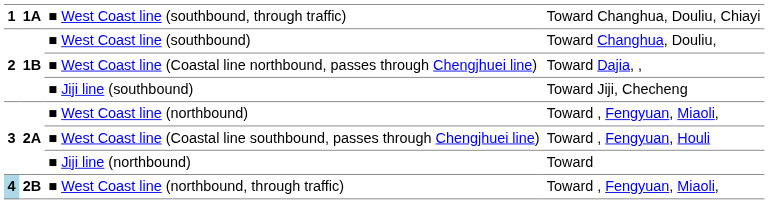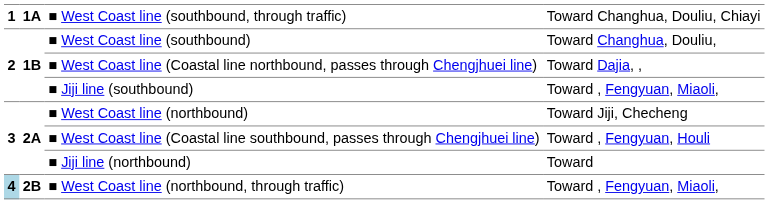(617, 89) Toward Jiji, Checheng -> (633, 89) Toward , Fengyuan, Miaoli,
(633, 113) Toward , Fengyuan, Miaoli, -> (617, 113) Toward Jiji, Checheng
